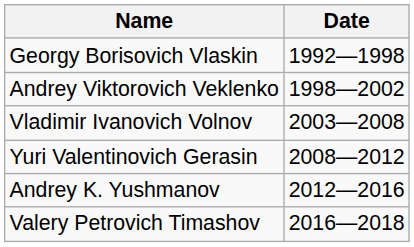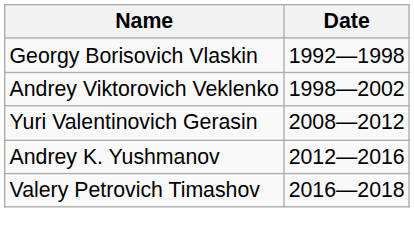- row: (131, 122)
